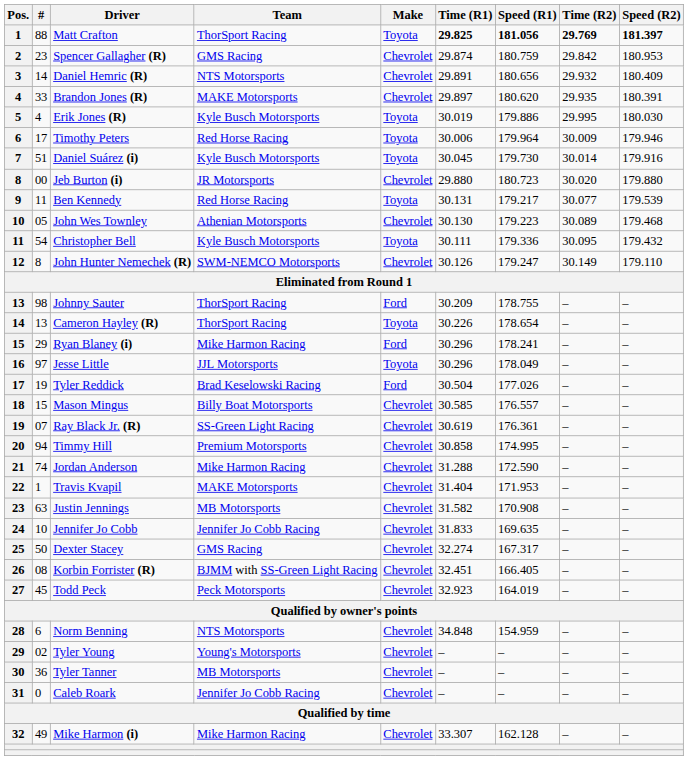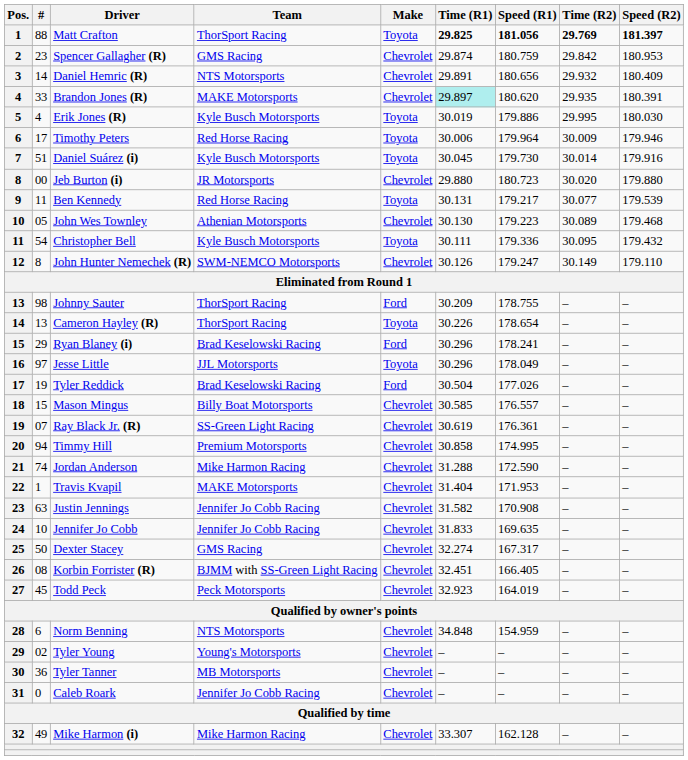(455, 97) no background -> (455, 97) paleturquoise background
(251, 343) Mike Harmon Racing -> (259, 343) Brad Keselowski Racing
(239, 508) MB Motorsports -> (258, 508) Jennifer Jo Cobb Racing
